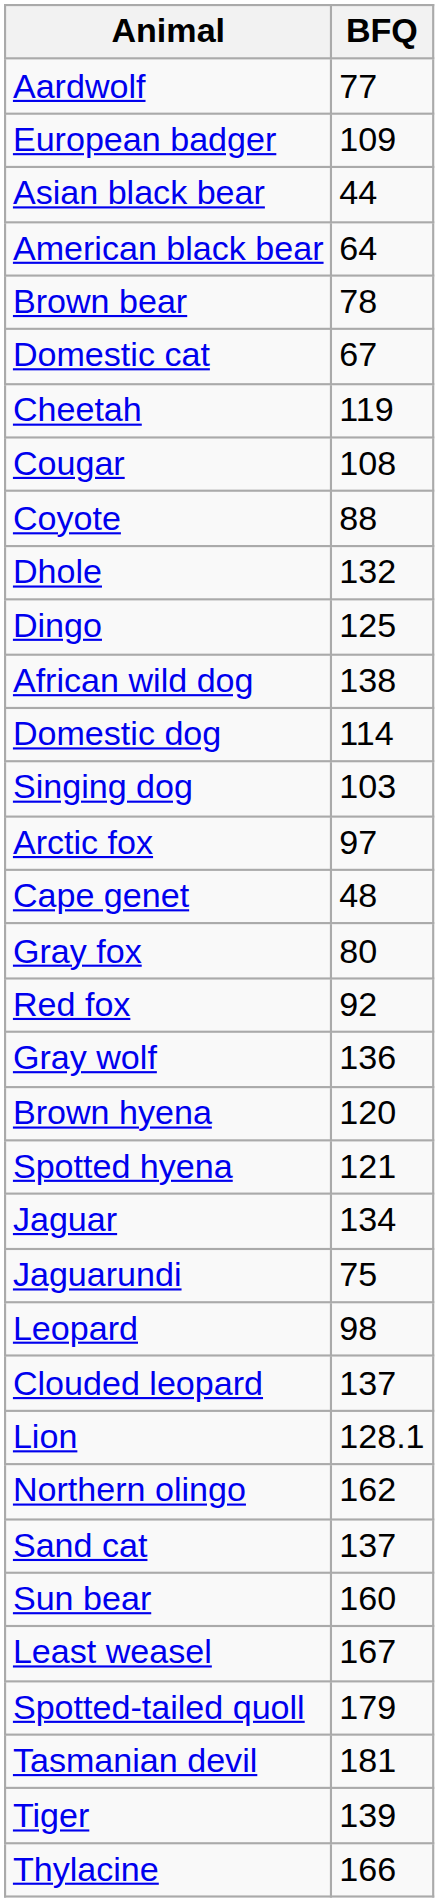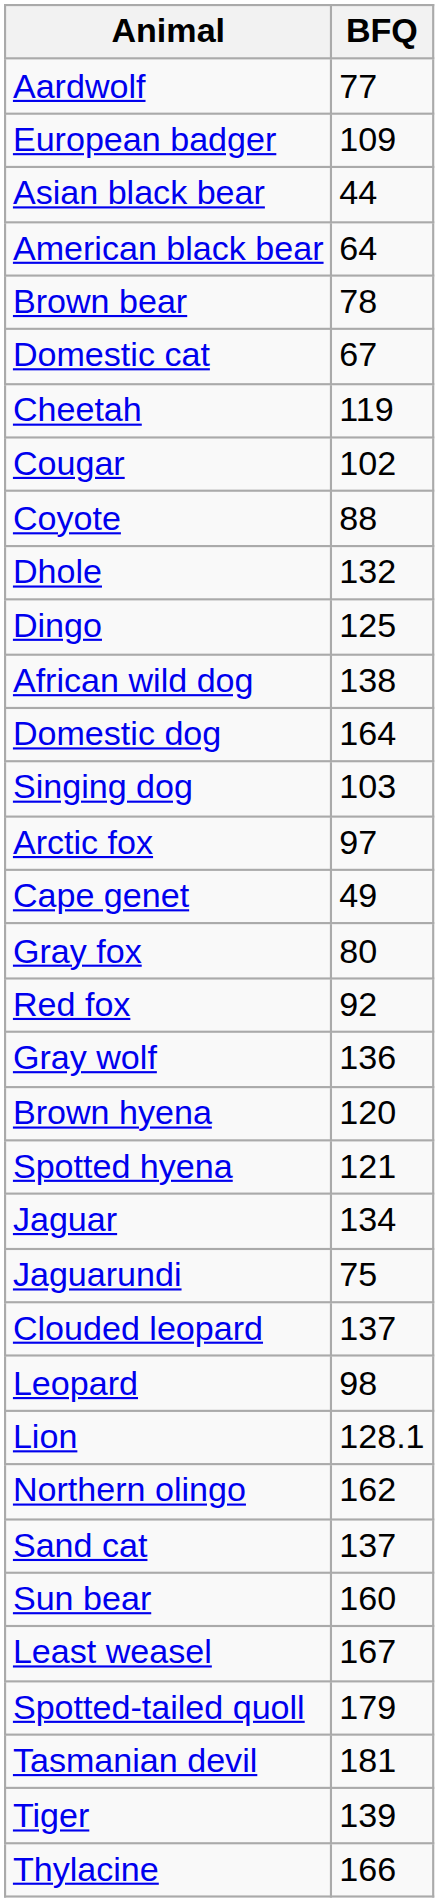(368, 463) 108 -> (368, 463) 102
(366, 734) 114 -> (368, 734) 164
(358, 896) 48 -> (358, 896) 49
rows swapped: (75, 1328) <-> (138, 1382)
